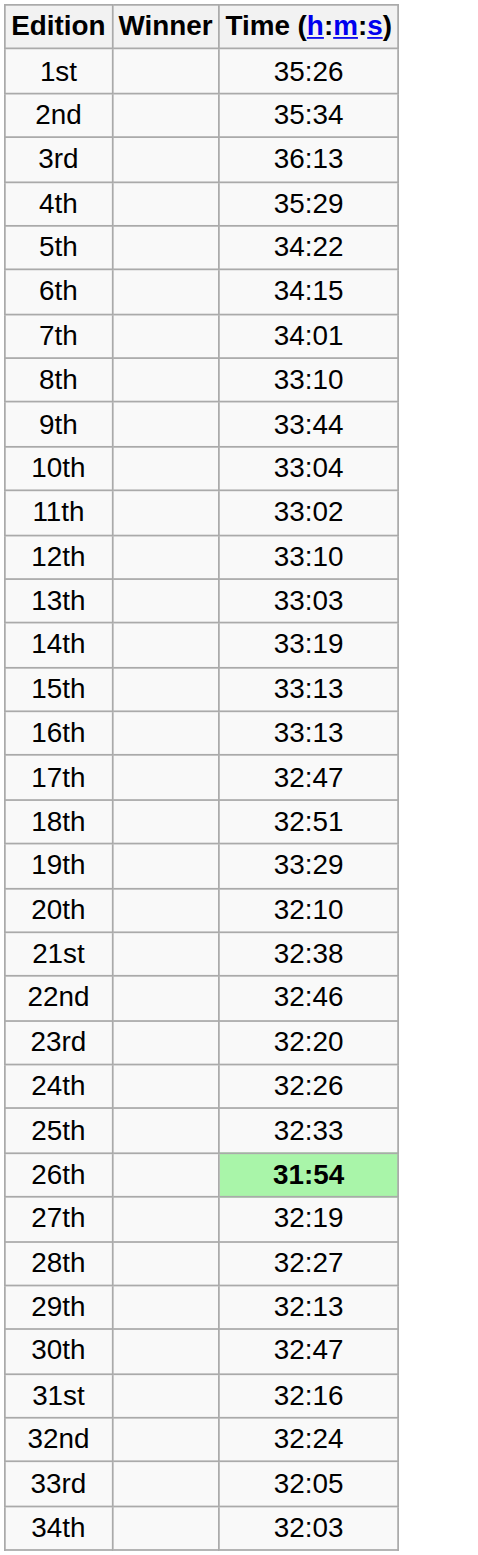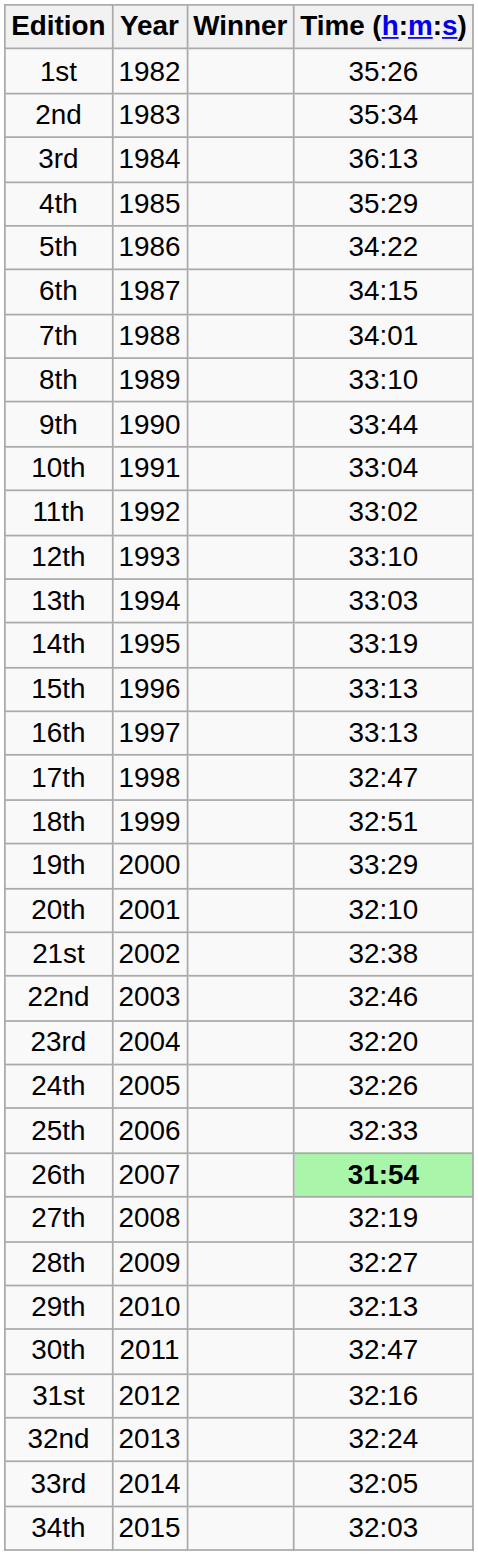+ column: (149, 26)
